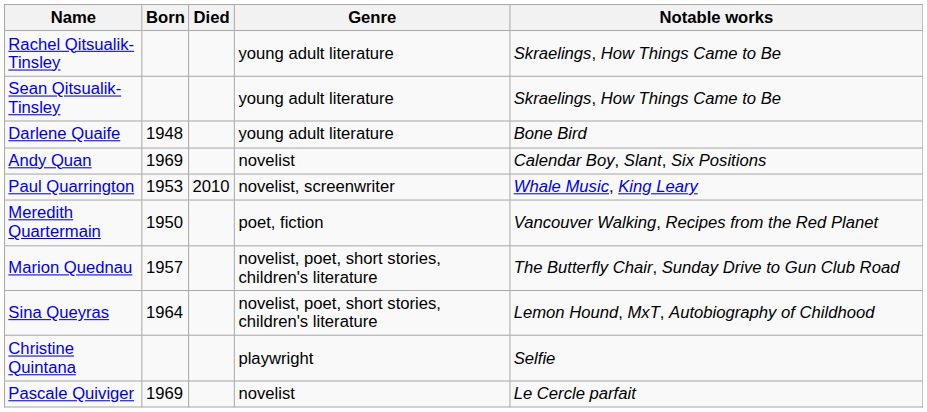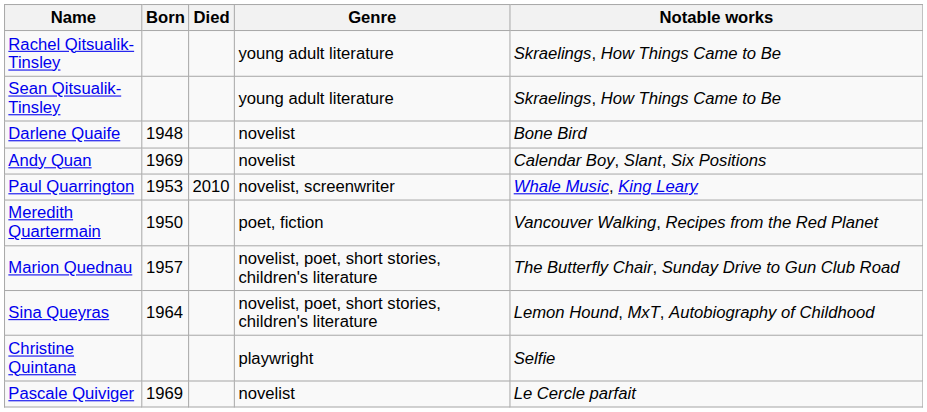(316, 134) young adult literature -> (267, 134) novelist
